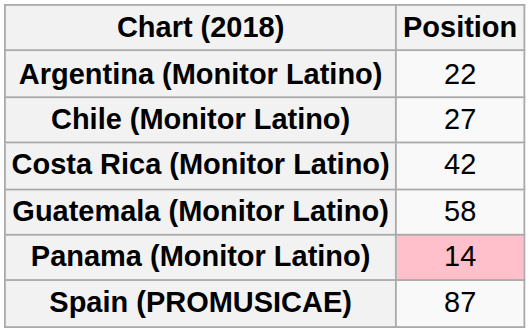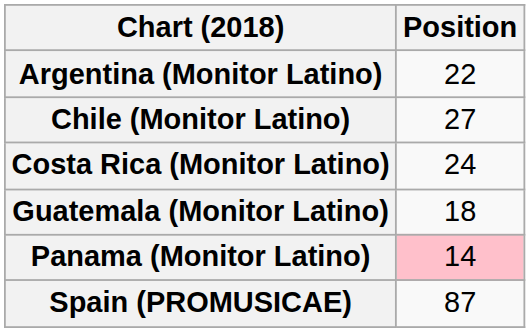(460, 165) 42 -> (460, 165) 24
(460, 211) 58 -> (460, 211) 18
